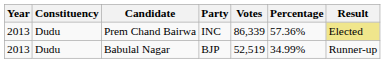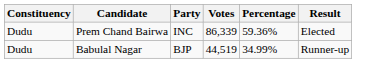- column: (18, 13)
(288, 31) 57.36% -> (260, 31) 59.36%
(346, 31) khaki background -> (318, 31) no background
(249, 49) 52,519 -> (221, 49) 44,519
